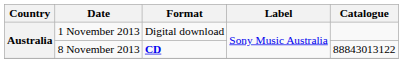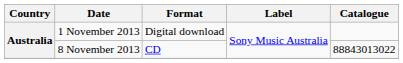(153, 49) bold -> (153, 49) normal
(364, 49) 88843013122 -> (364, 49) 88843013022
